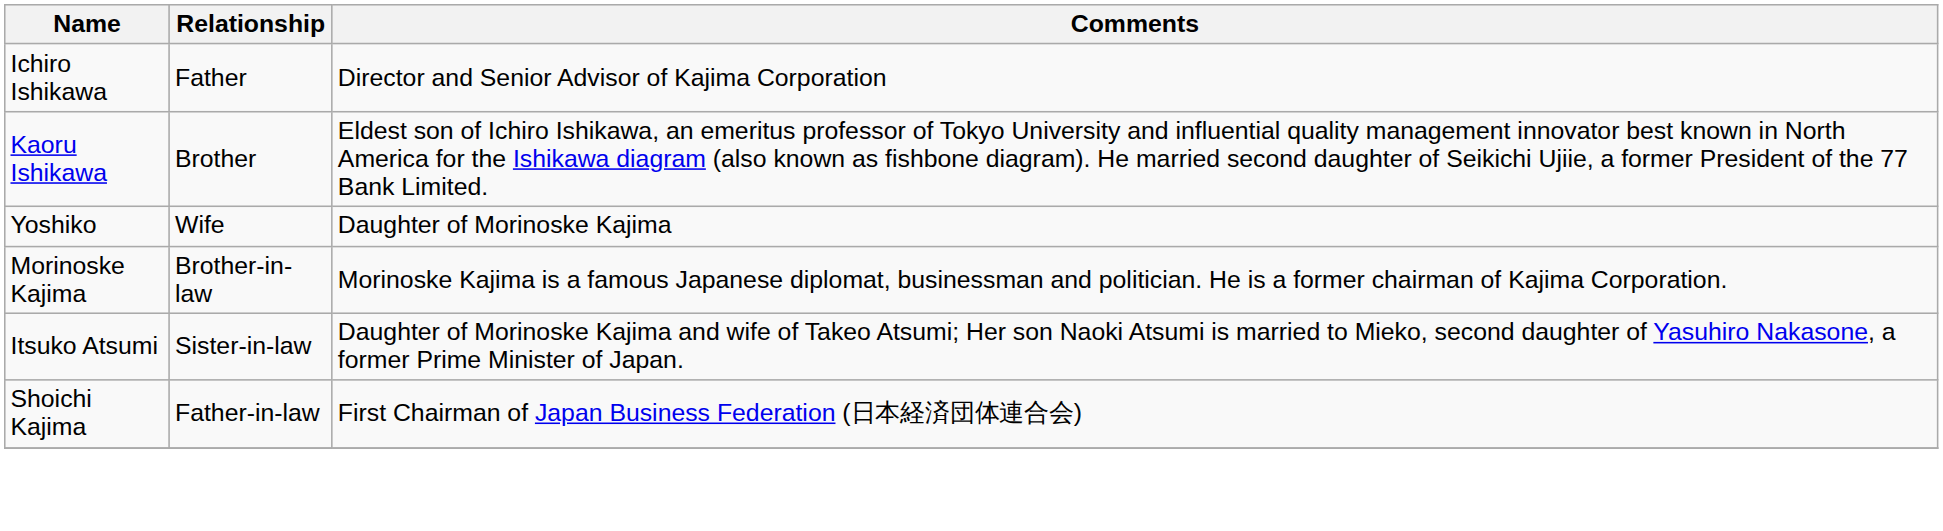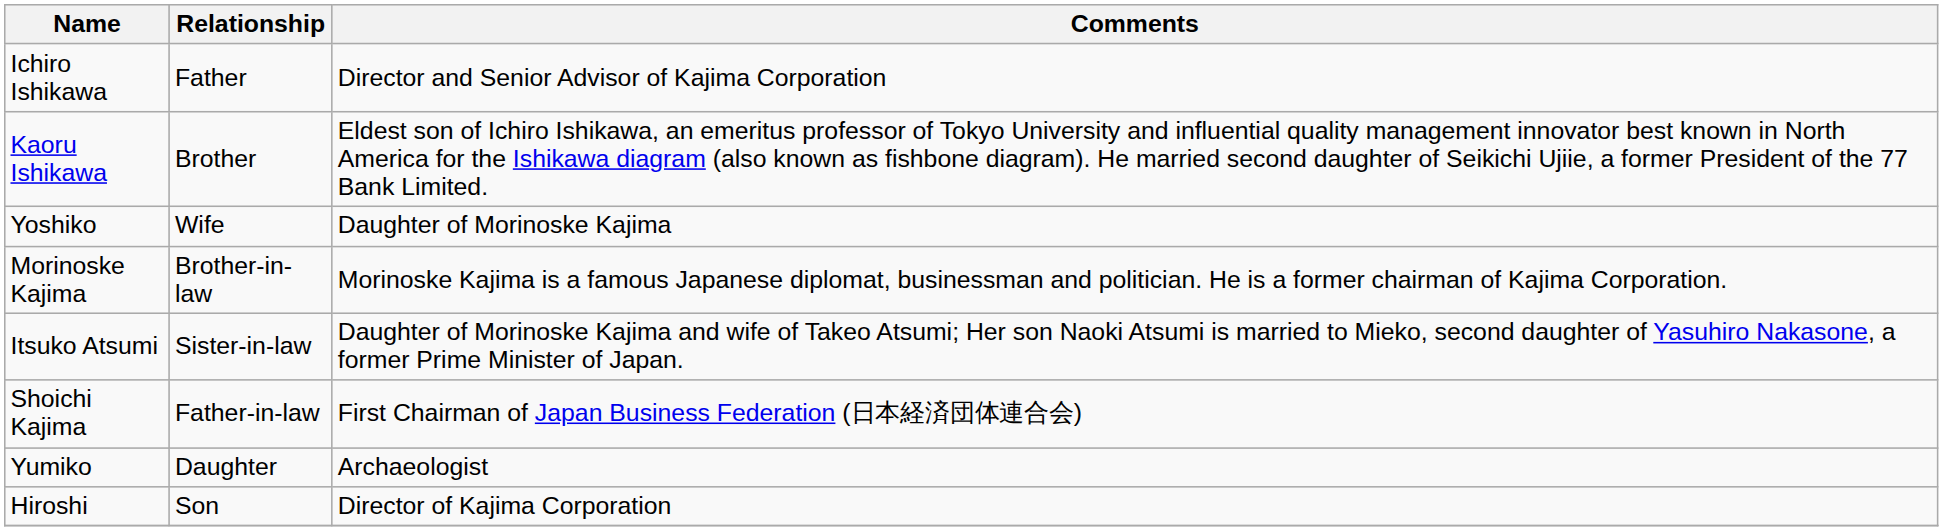+ row: (51, 466)
+ row: (49, 506)
